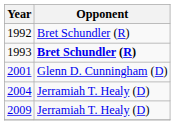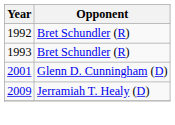(87, 52) bold -> (83, 52) normal
- row: (19, 91)
